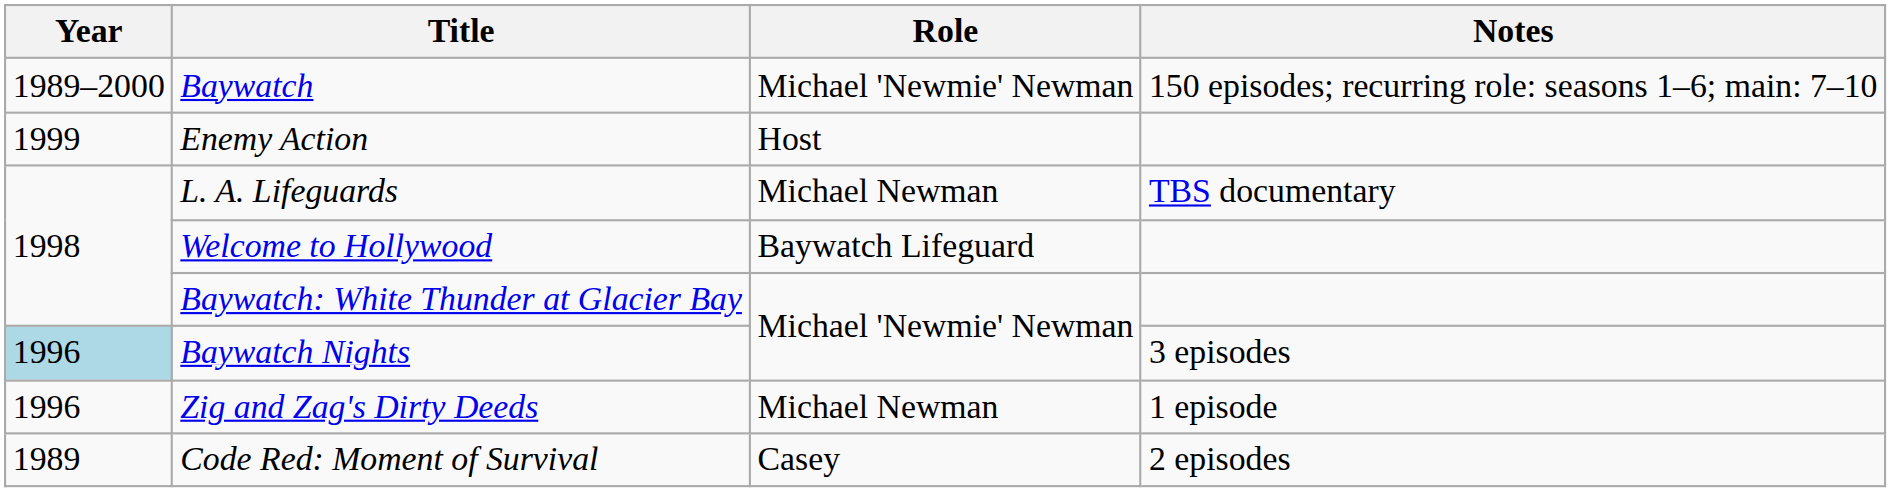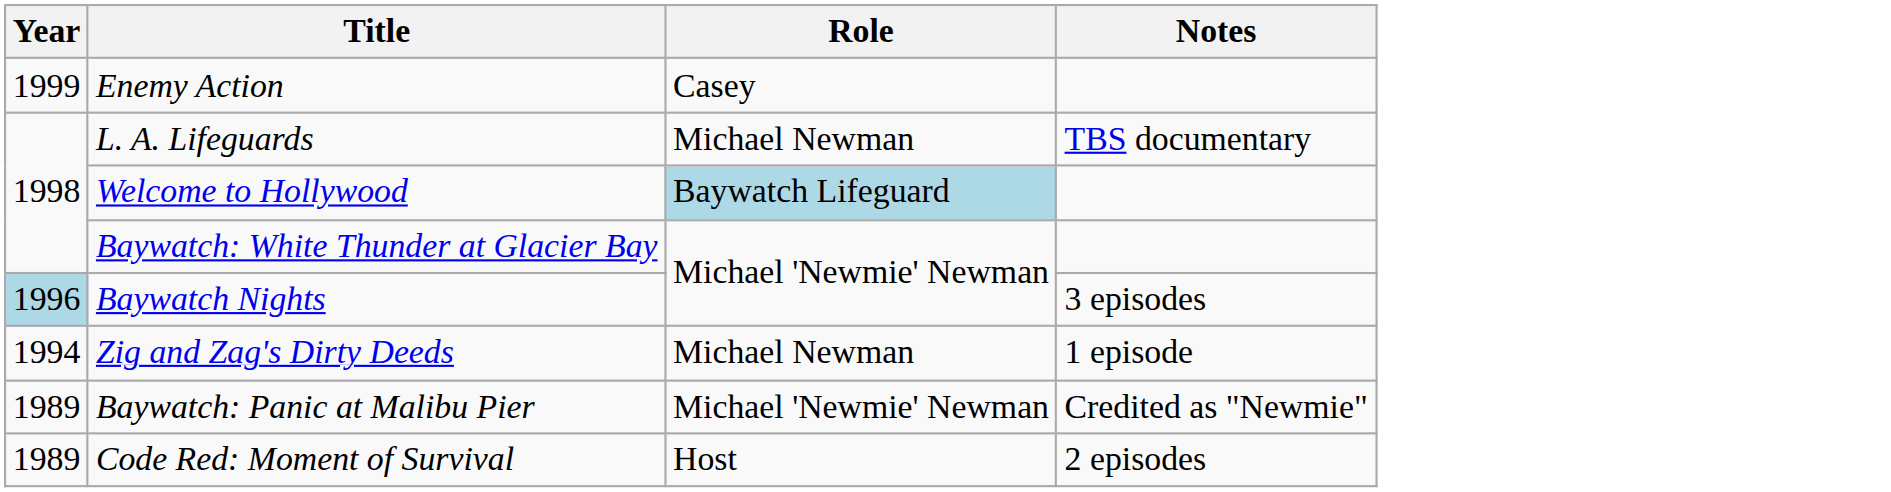- row: (247, 84)
(789, 138) Host -> (714, 84) Casey
(896, 245) no background -> (811, 191) lightblue background
(47, 406) 1996 -> (47, 352) 1994
+ row: (315, 406)
(799, 459) Casey -> (705, 459) Host
